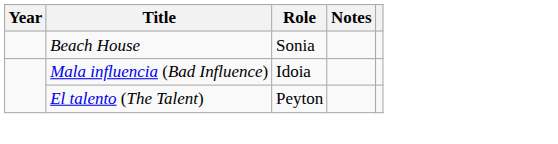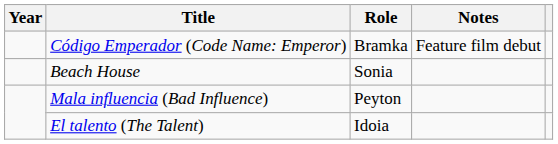+ row: (198, 44)
(293, 71) Idoia -> (378, 98) Peyton
(300, 98) Peyton -> (372, 125) Idoia
